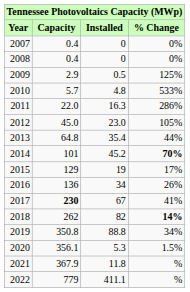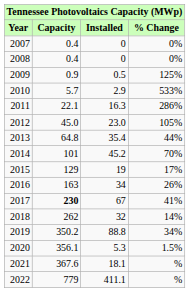(72, 75) 2.9 -> (72, 75) 0.9
(120, 91) 4.8 -> (120, 91) 2.9
(70, 106) 22.0 -> (70, 106) 22.1
(172, 153) bold -> (173, 153) normal
(71, 185) 136 -> (71, 185) 163
(121, 216) 82 -> (121, 216) 32
(172, 216) bold -> (173, 216) normal
(67, 232) 350.8 -> (67, 232) 350.2
(67, 264) 367.9 -> (67, 264) 367.6
(117, 264) 11.8 -> (117, 264) 18.1
